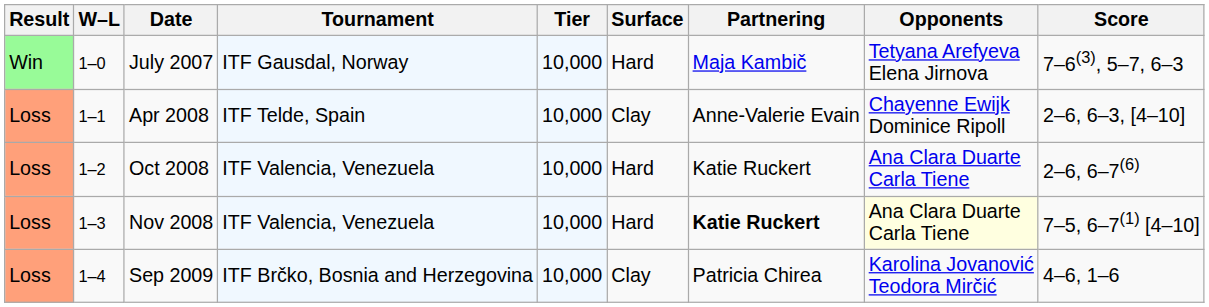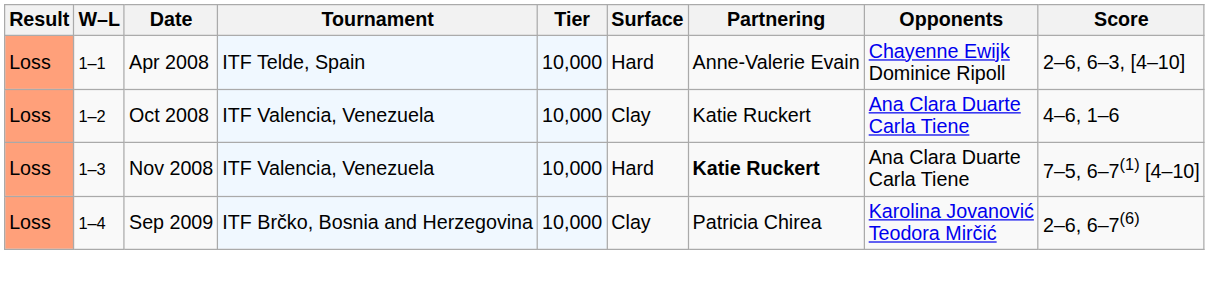- row: (171, 62)
(631, 115) Clay -> (633, 62) Hard
(633, 169) Hard -> (631, 115) Clay
(1091, 169) 2–6, 6–7(6) -> (1081, 115) 4–6, 1–6
(945, 222) lightyellow background -> (945, 169) no background
(1081, 275) 4–6, 1–6 -> (1091, 222) 2–6, 6–7(6)
